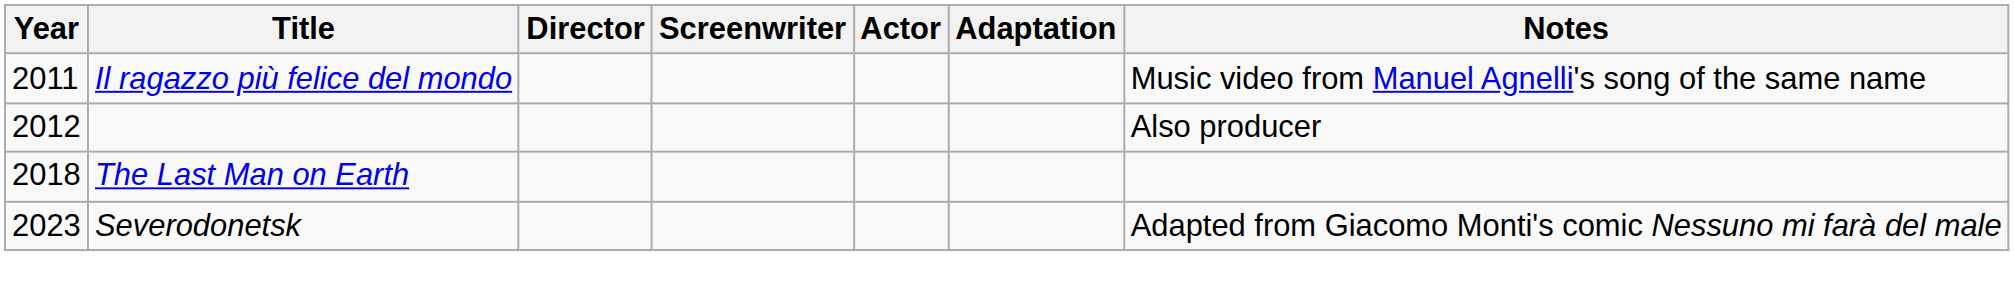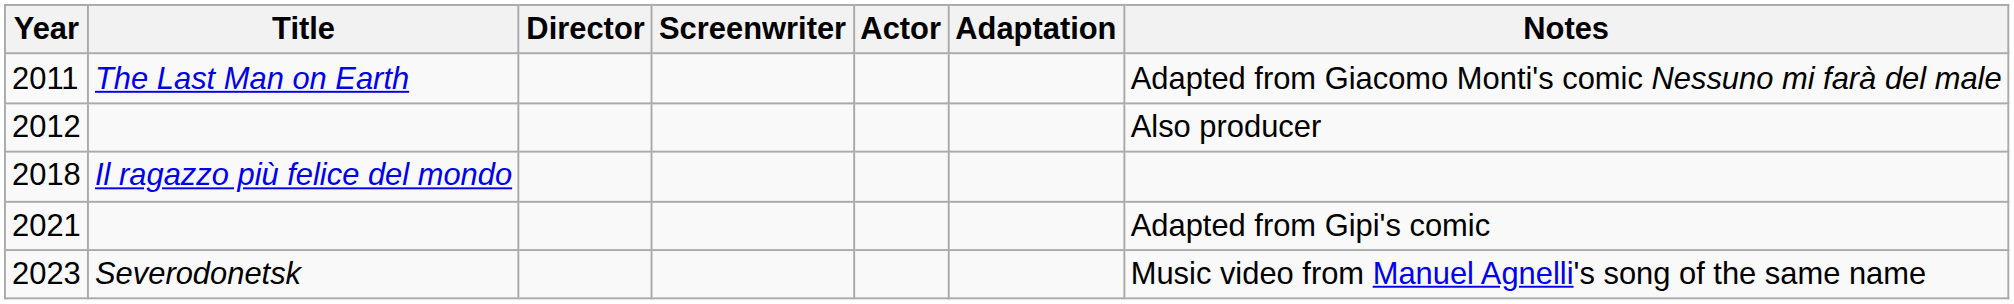(304, 77) Il ragazzo più felice del mondo -> (252, 77) The Last Man on Earth
(1528, 77) Music video from Manuel Agnelli's song of the same name -> (1566, 77) Adapted from Giacomo Monti's comic Nessuno mi farà del male
(252, 175) The Last Man on Earth -> (304, 175) Il ragazzo più felice del mondo
+ row: (46, 224)
(1566, 224) Adapted from Giacomo Monti's comic Nessuno mi farà del male -> (1528, 273) Music video from Manuel Agnelli's song of the same name
